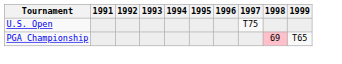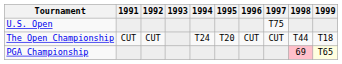+ row: (60, 39)
(300, 39) no background -> (325, 53) lightyellow background
